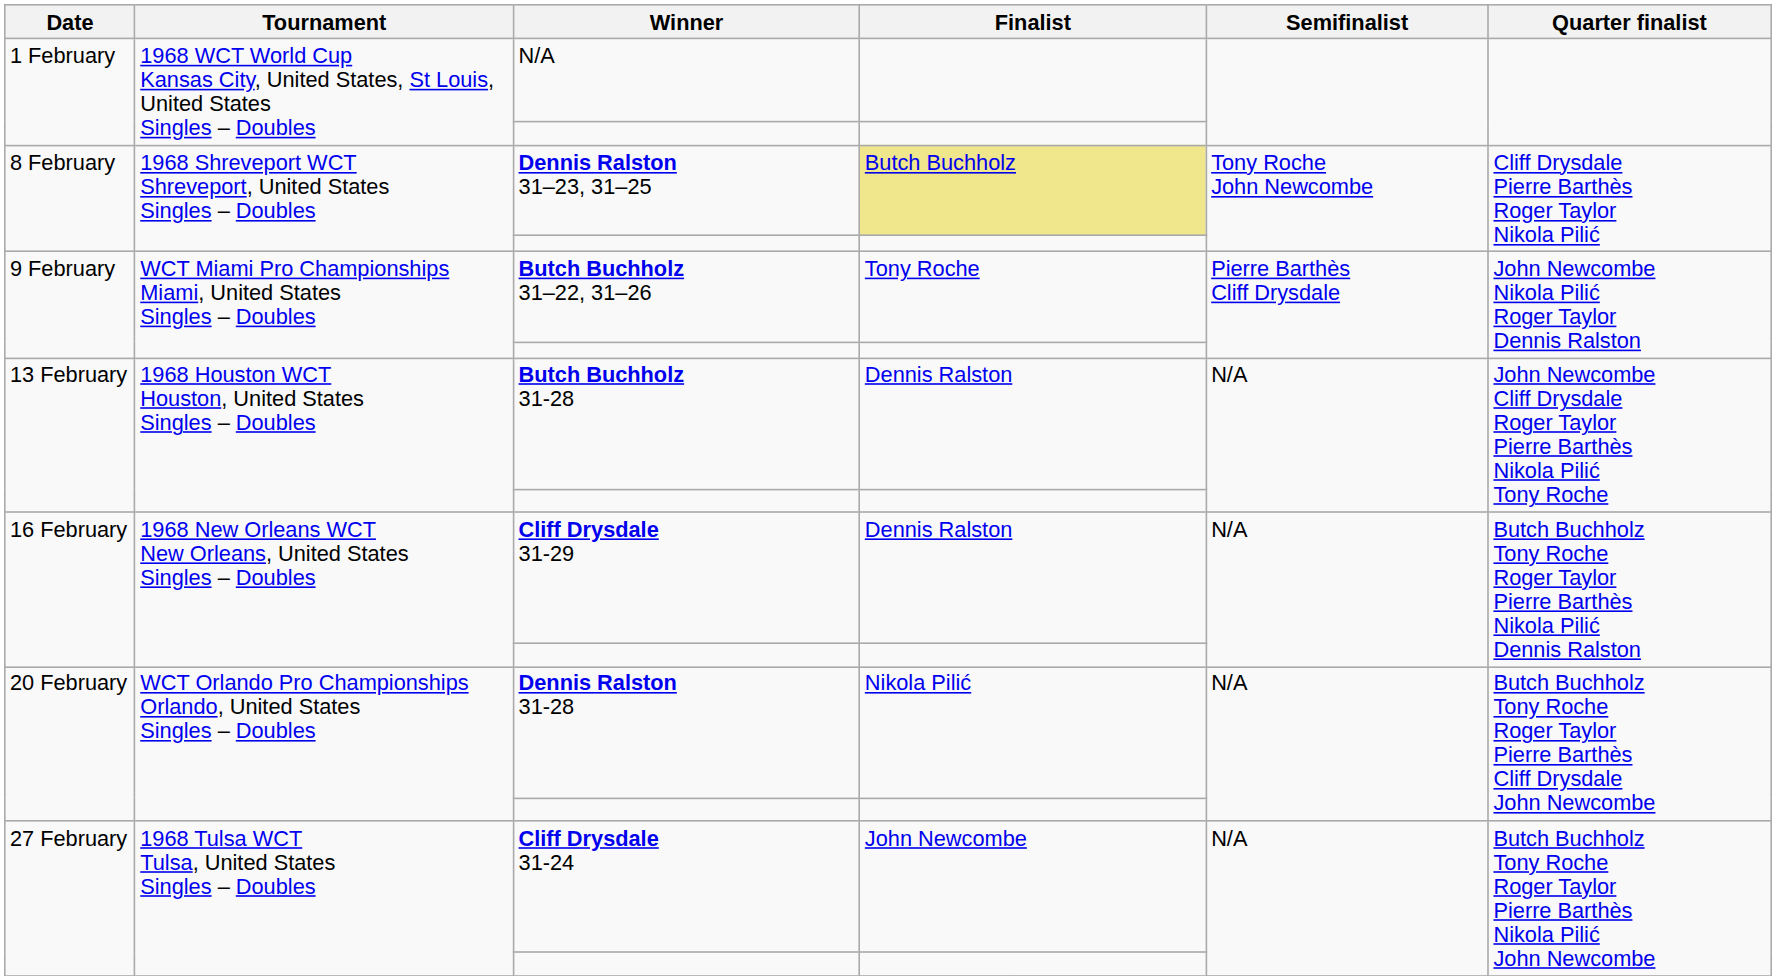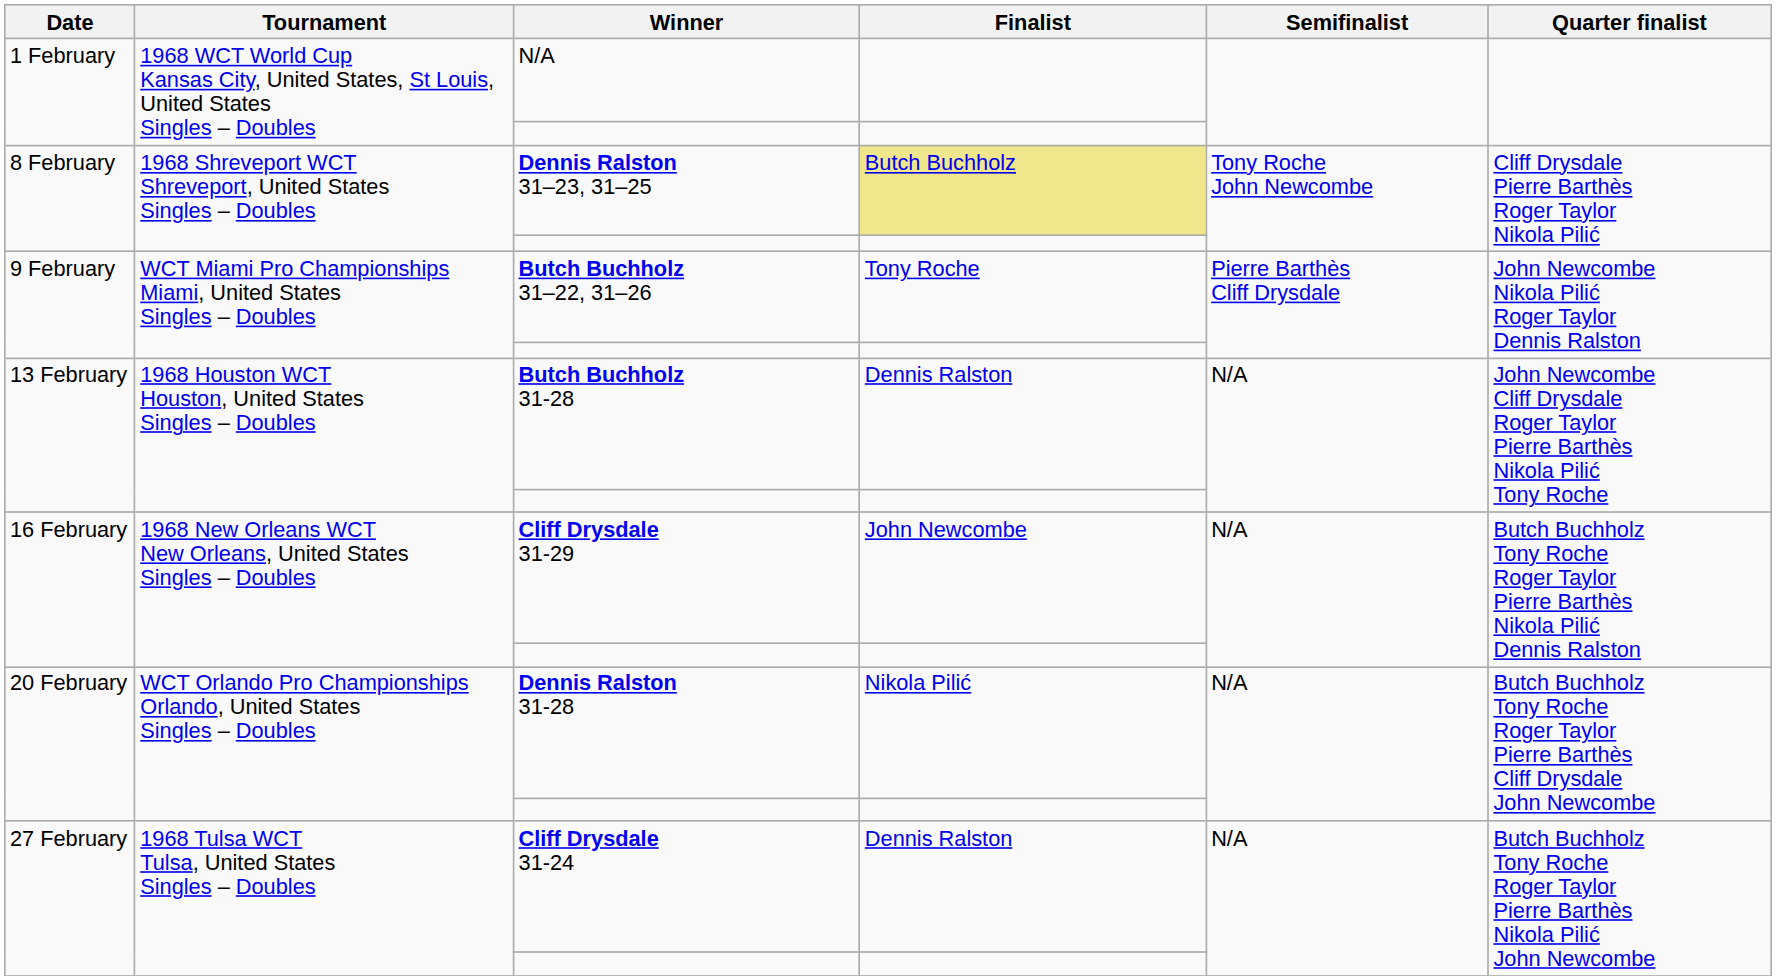(939, 529) Dennis Ralston -> (946, 529) John Newcombe
(946, 838) John Newcombe -> (939, 838) Dennis Ralston
